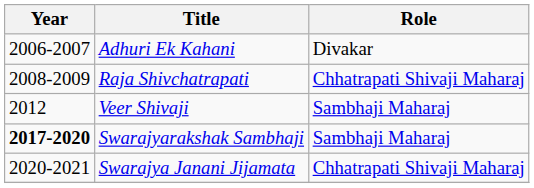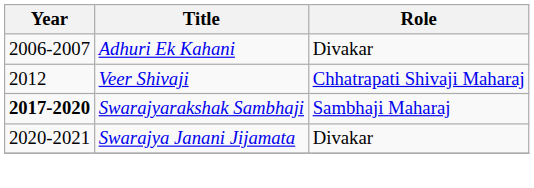- row: (174, 78)
(382, 108) Sambhaji Maharaj -> (419, 78) Chhatrapati Shivaji Maharaj
(419, 167) Chhatrapati Shivaji Maharaj -> (343, 138) Divakar
